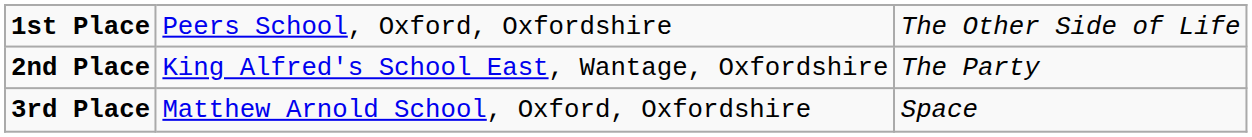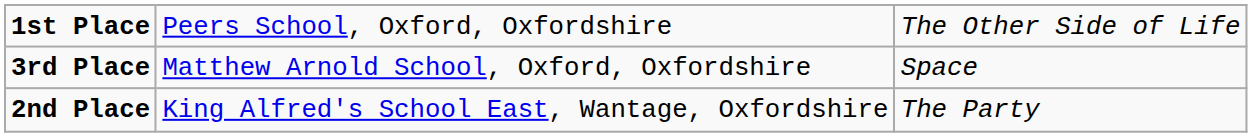rows swapped: (81, 68) <-> (81, 110)
